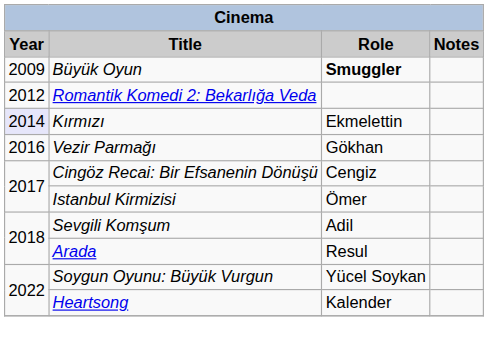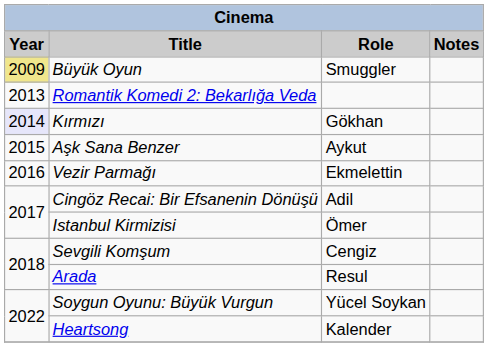(27, 70) no background -> (27, 70) khaki background
(364, 70) bold -> (361, 70) normal
(27, 96) 2012 -> (27, 96) 2013
(364, 122) Ekmelettin -> (354, 122) Gökhan
+ row: (116, 148)
(354, 148) Gökhan -> (364, 174) Ekmelettin
(351, 174) Cengiz -> (339, 199) Adil
(339, 225) Adil -> (351, 251) Cengiz
